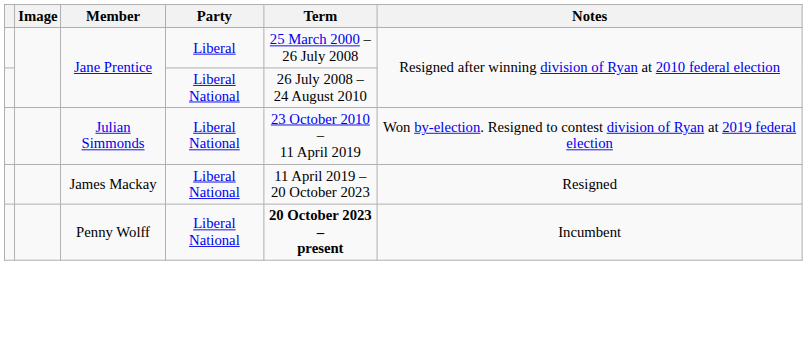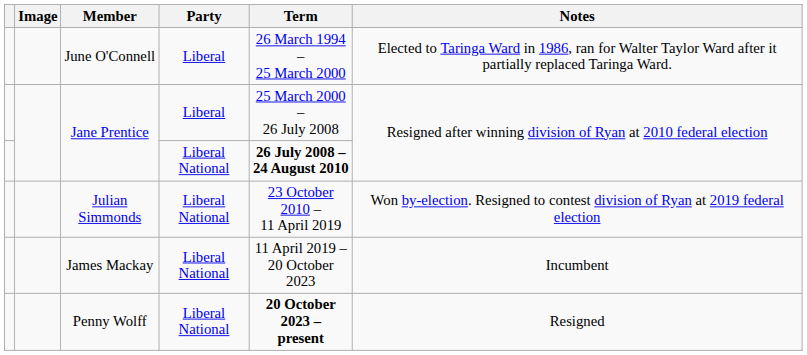+ row: (110, 56)
(320, 87) normal -> (301, 160) bold
(590, 184) Resigned -> (577, 265) Incumbent
(590, 232) Incumbent -> (577, 321) Resigned
